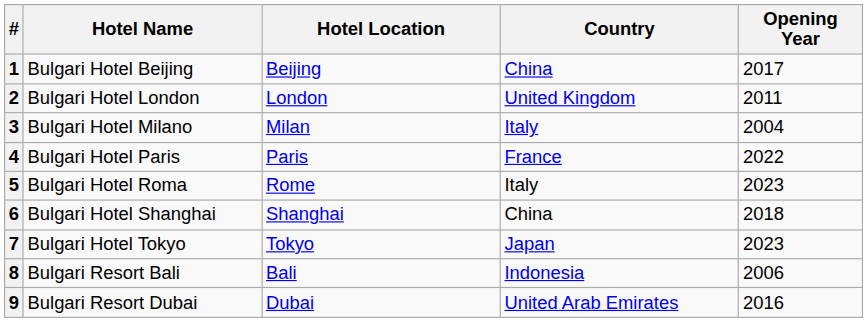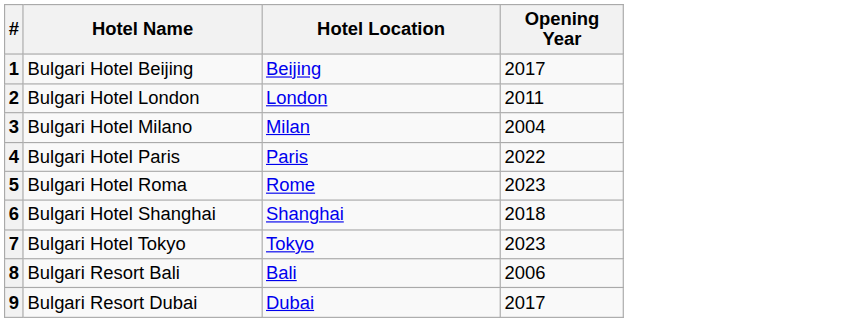- column: (619, 29)
(763, 302) 2016 -> (525, 302) 2017
